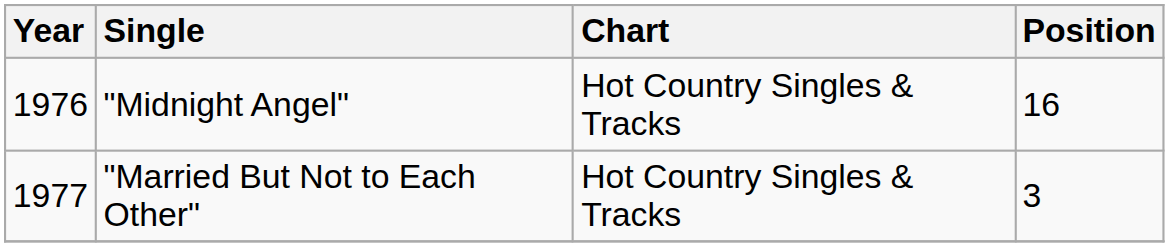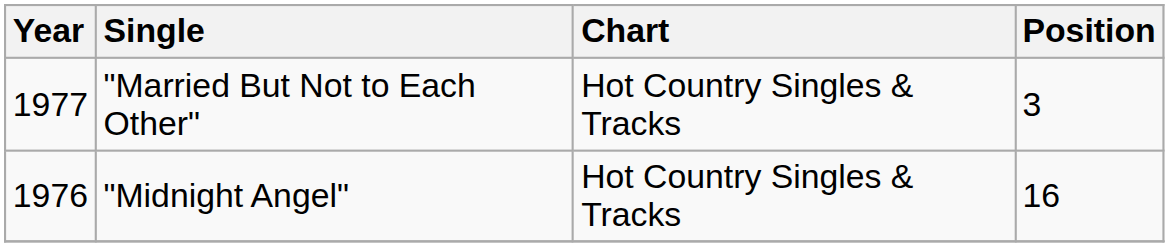rows swapped: (226, 103) <-> (290, 195)
